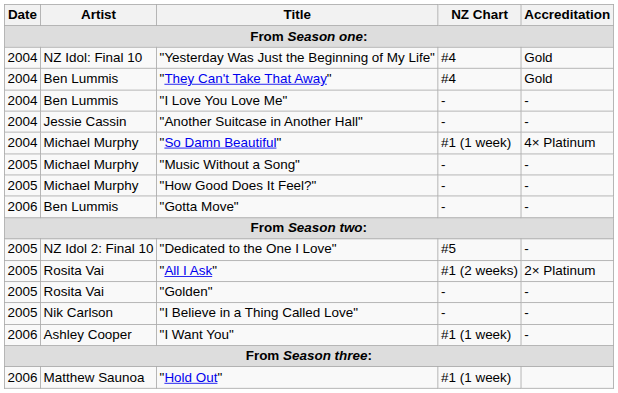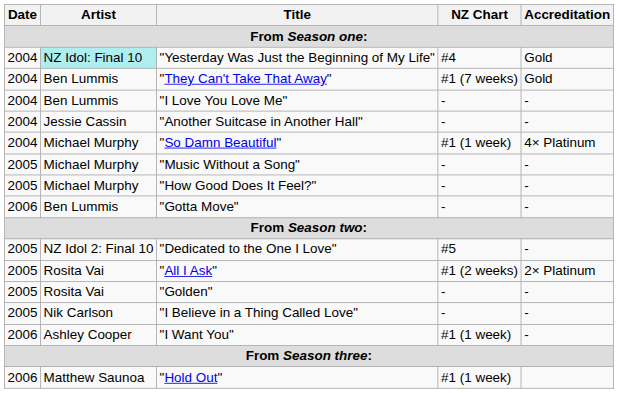(93, 57) no background -> (93, 57) paleturquoise background
(449, 79) #4 -> (480, 79) #1 (7 weeks)
